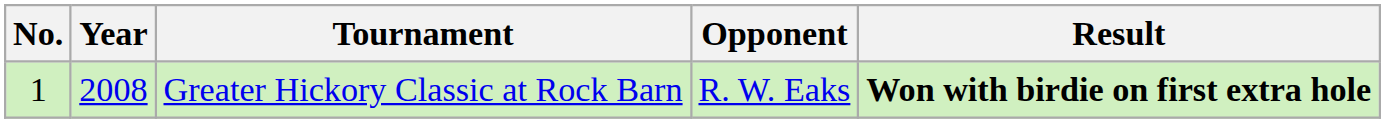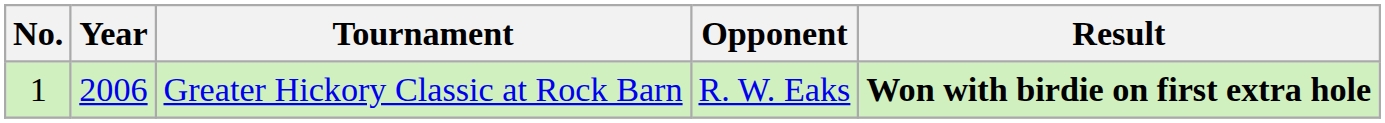(113, 89) 2008 -> (113, 89) 2006
